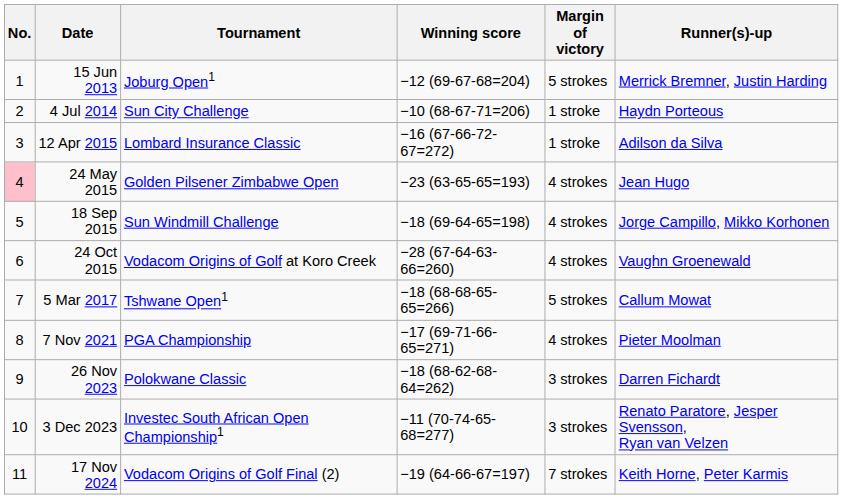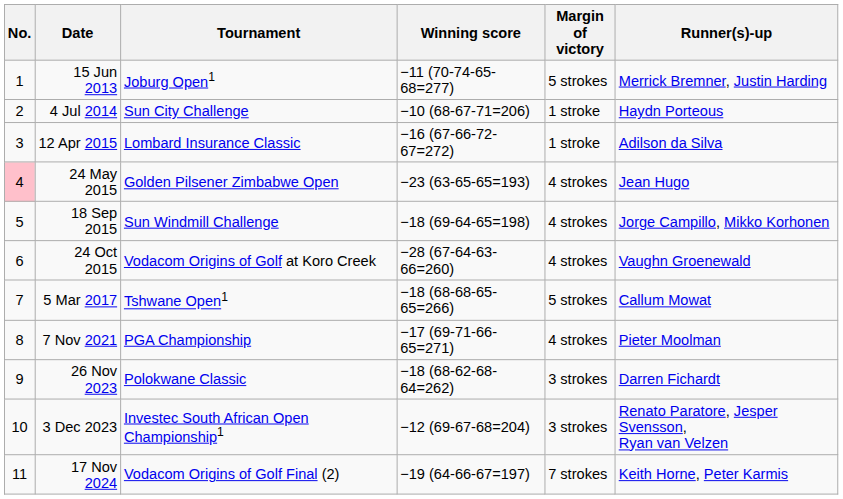(465, 80) −12 (69-67-68=204) -> (448, 80) −11 (70-74-65-68=277)
(448, 427) −11 (70-74-65-68=277) -> (465, 427) −12 (69-67-68=204)
